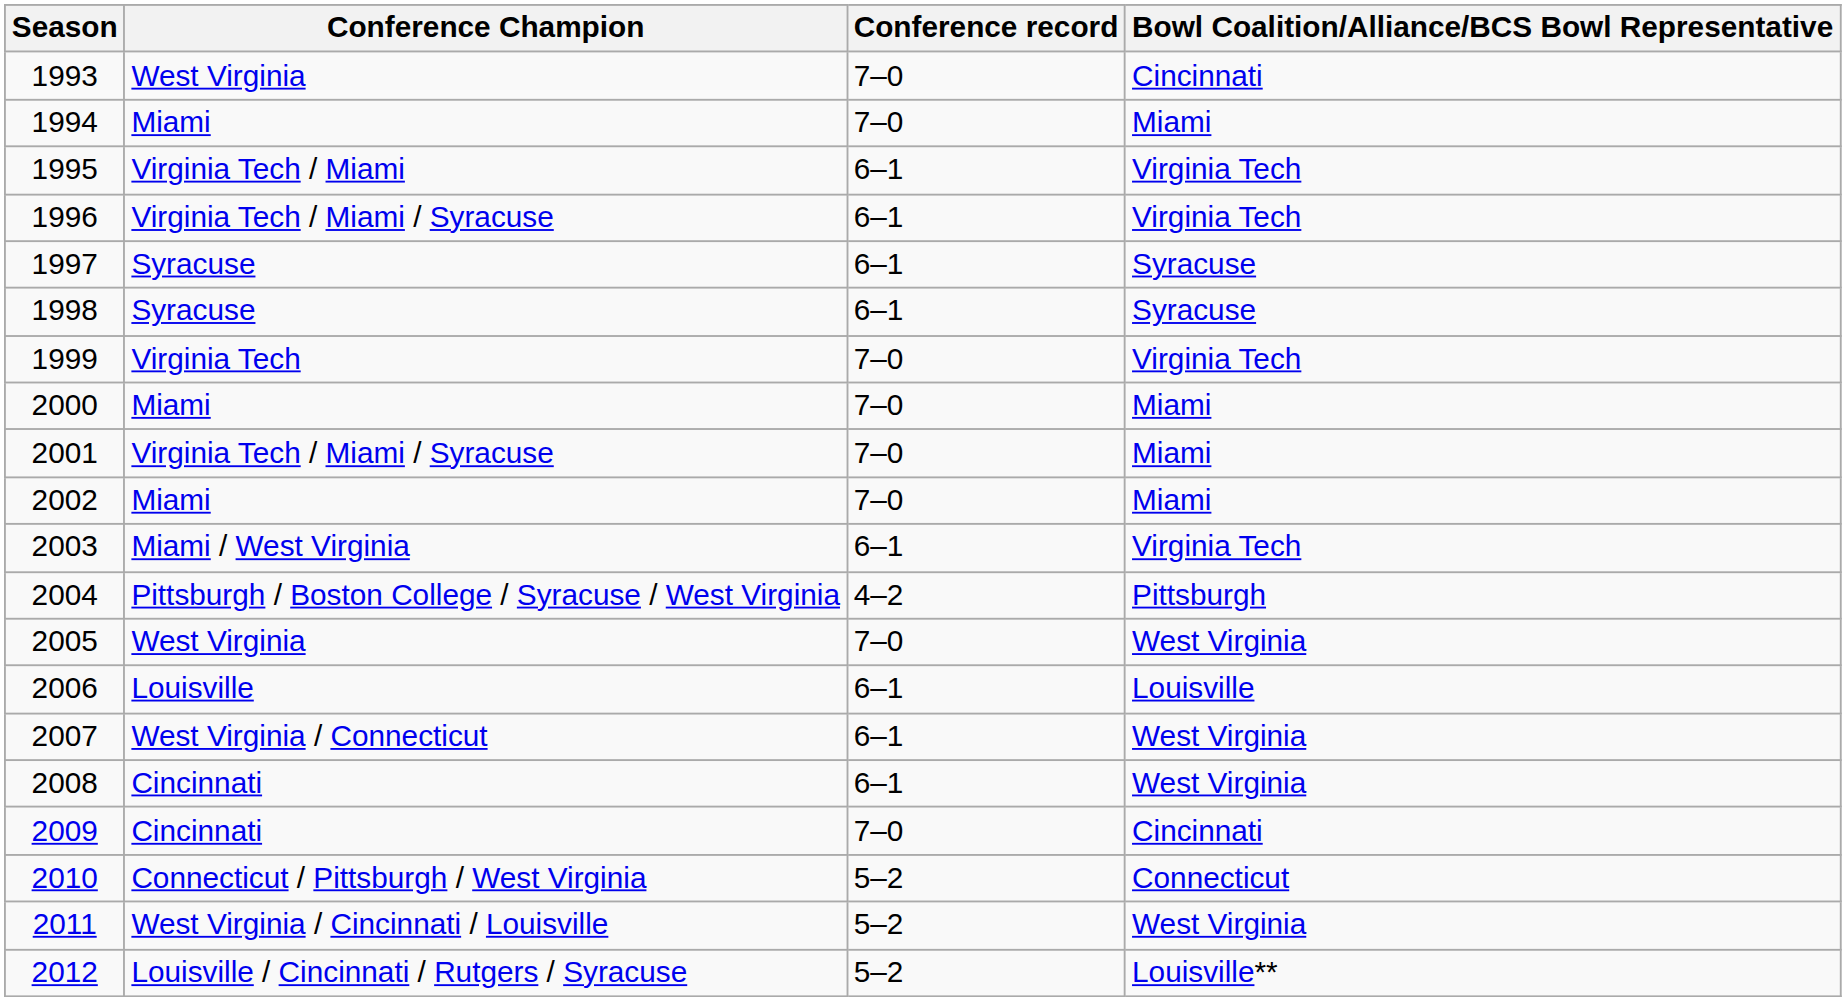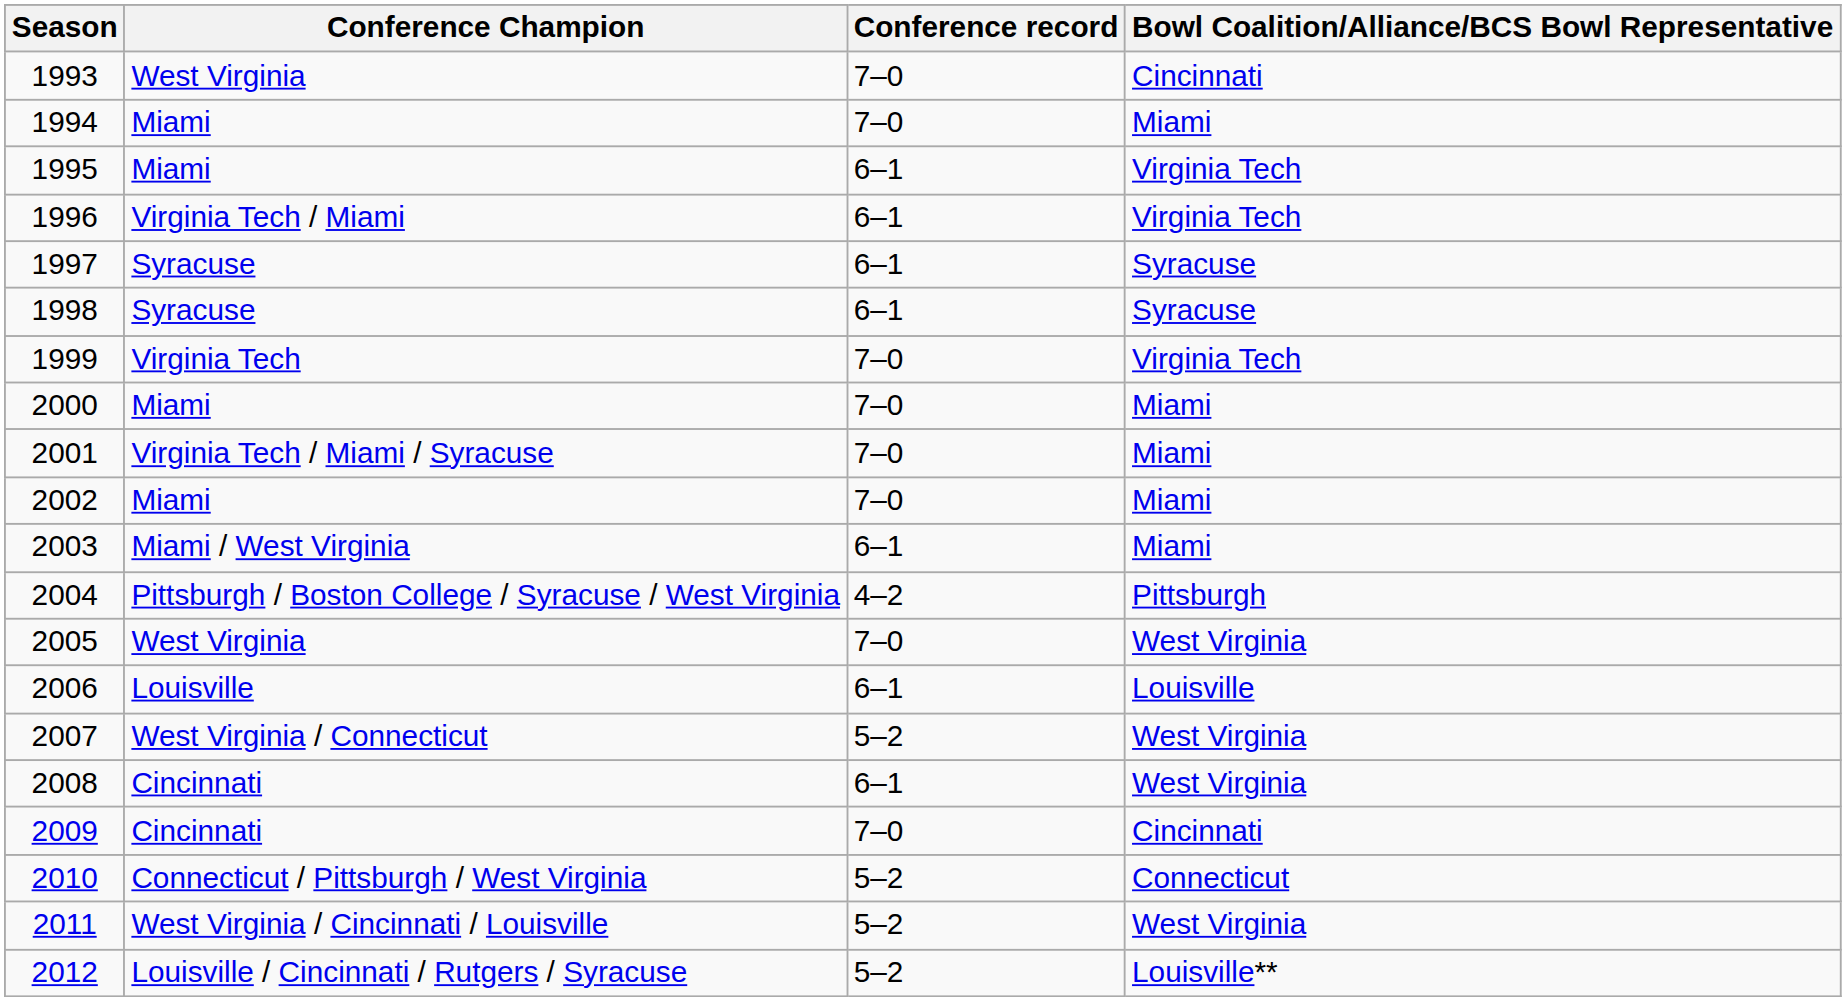(268, 169) Virginia Tech / Miami -> (171, 169) Miami
(343, 216) Virginia Tech / Miami / Syracuse -> (268, 216) Virginia Tech / Miami
(1217, 547) Virginia Tech -> (1172, 547) Miami
(879, 736) 6–1 -> (879, 736) 5–2
